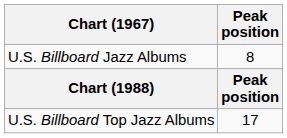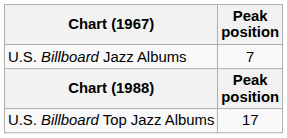(250, 56) 8 -> (250, 56) 7
